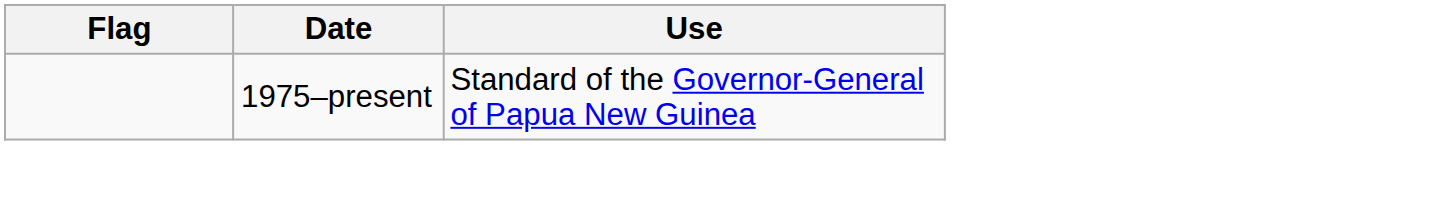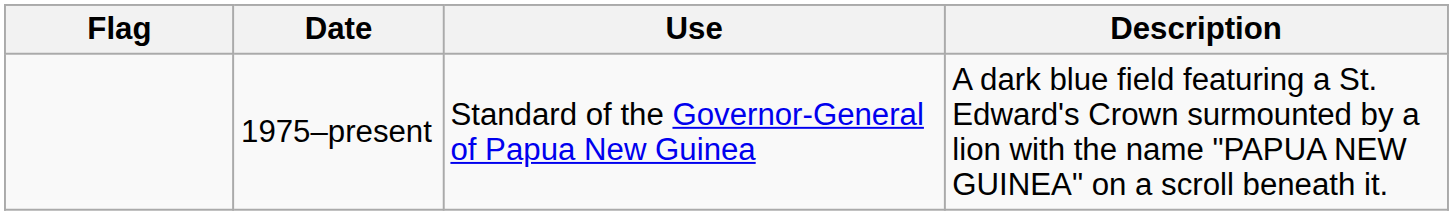+ column: (1196, 29)
